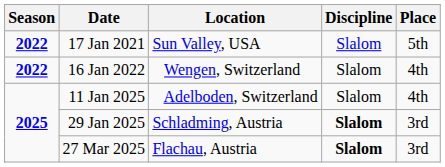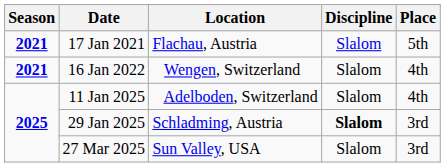(32, 44) 2022 -> (32, 44) 2021
(206, 44) Sun Valley, USA -> (205, 44) Flachau, Austria
(32, 70) 2022 -> (32, 70) 2021
(205, 149) Flachau, Austria -> (206, 149) Sun Valley, USA
(359, 149) bold -> (359, 149) normal
